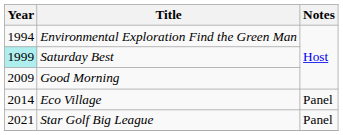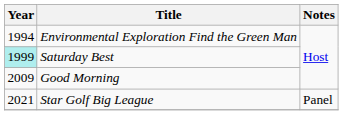- row: (71, 99)
